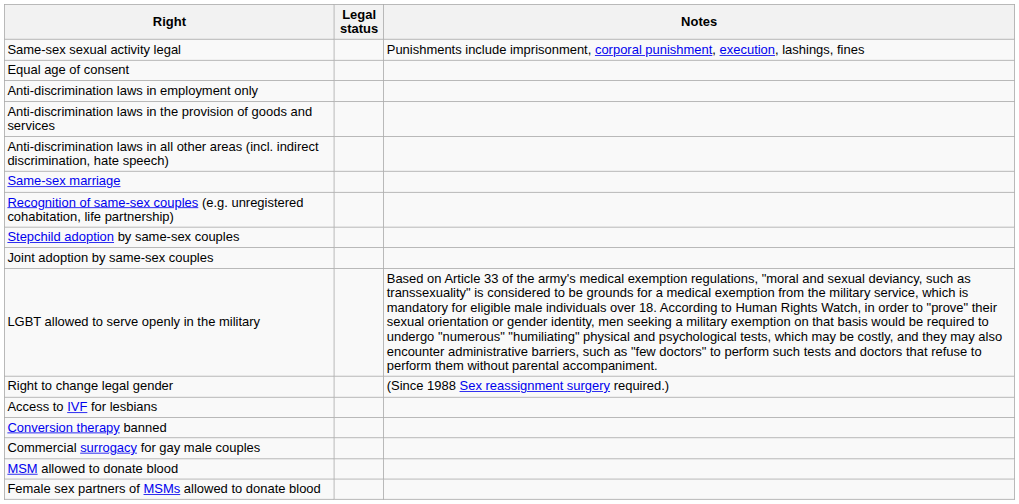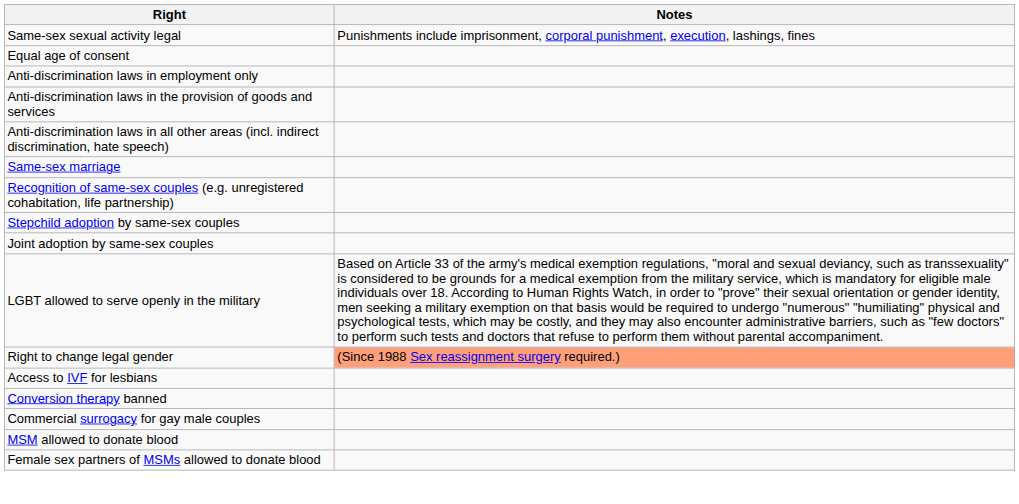- column: (359, 22)
(528, 386) no background -> (479, 357) lightsalmon background
